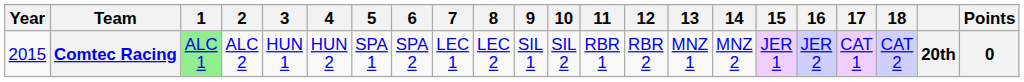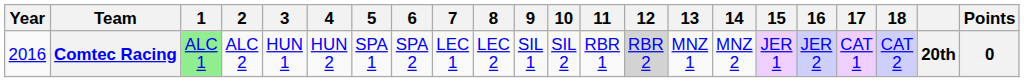(27, 53) 2015 -> (27, 53) 2016
(646, 53) no background -> (646, 53) lightgrey background
